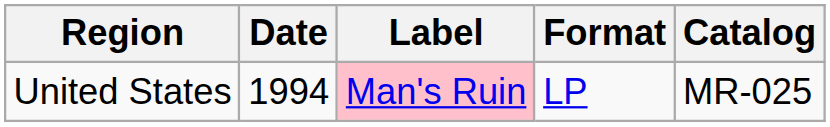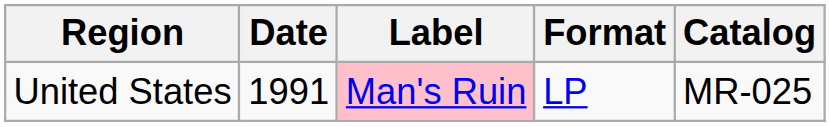(289, 90) 1994 -> (289, 90) 1991
